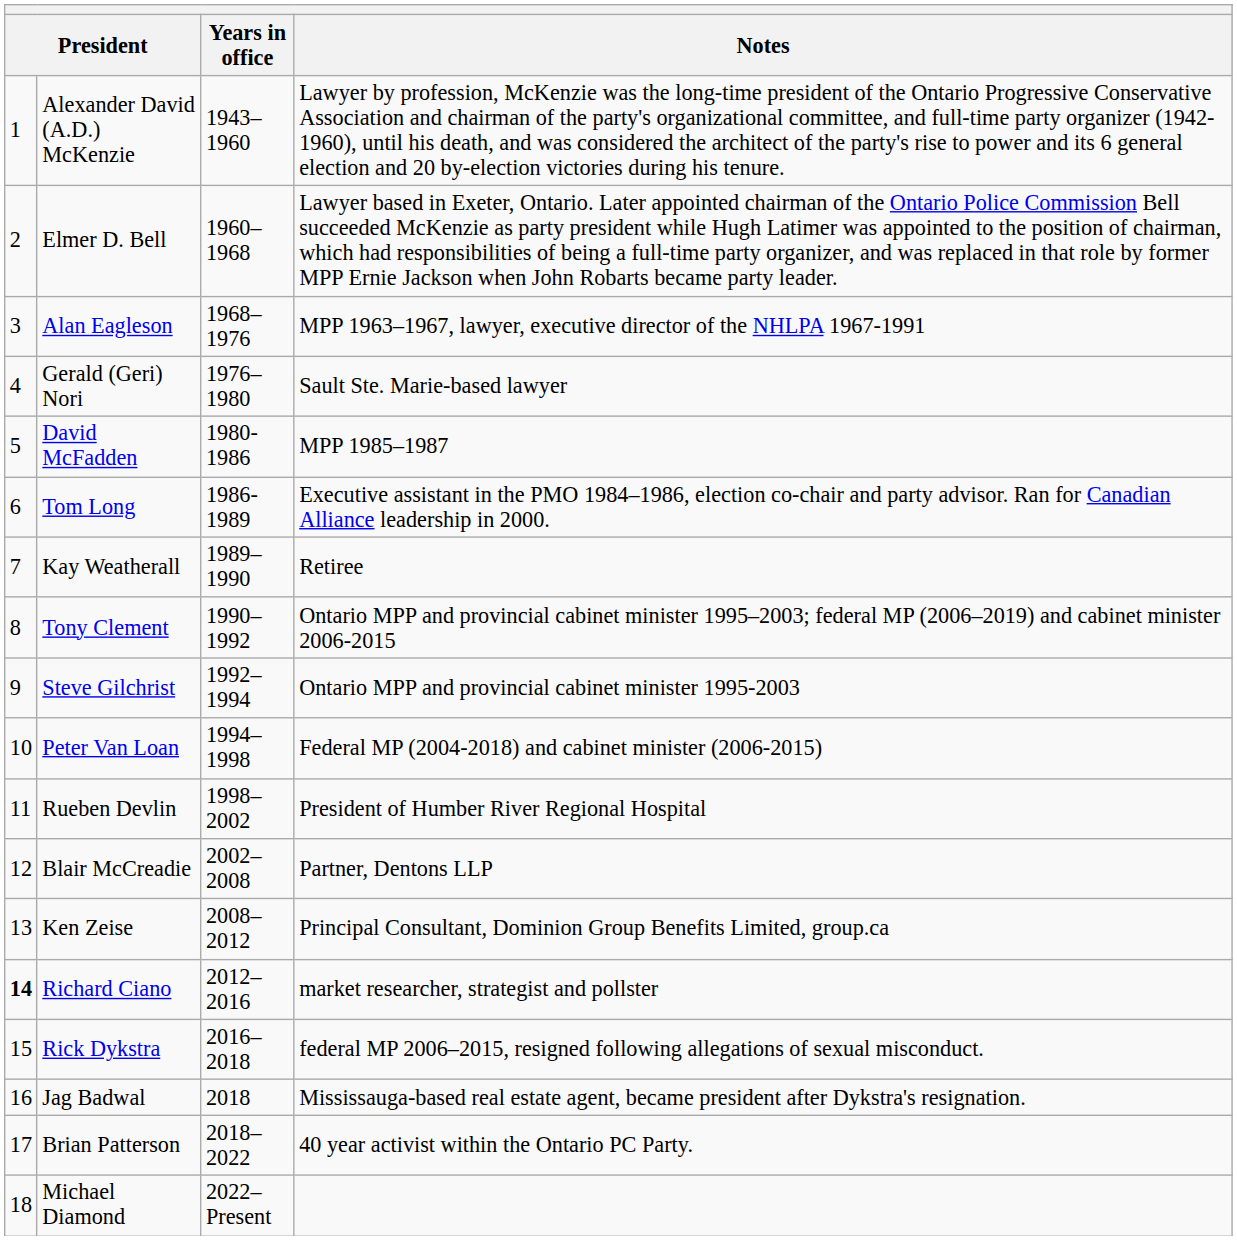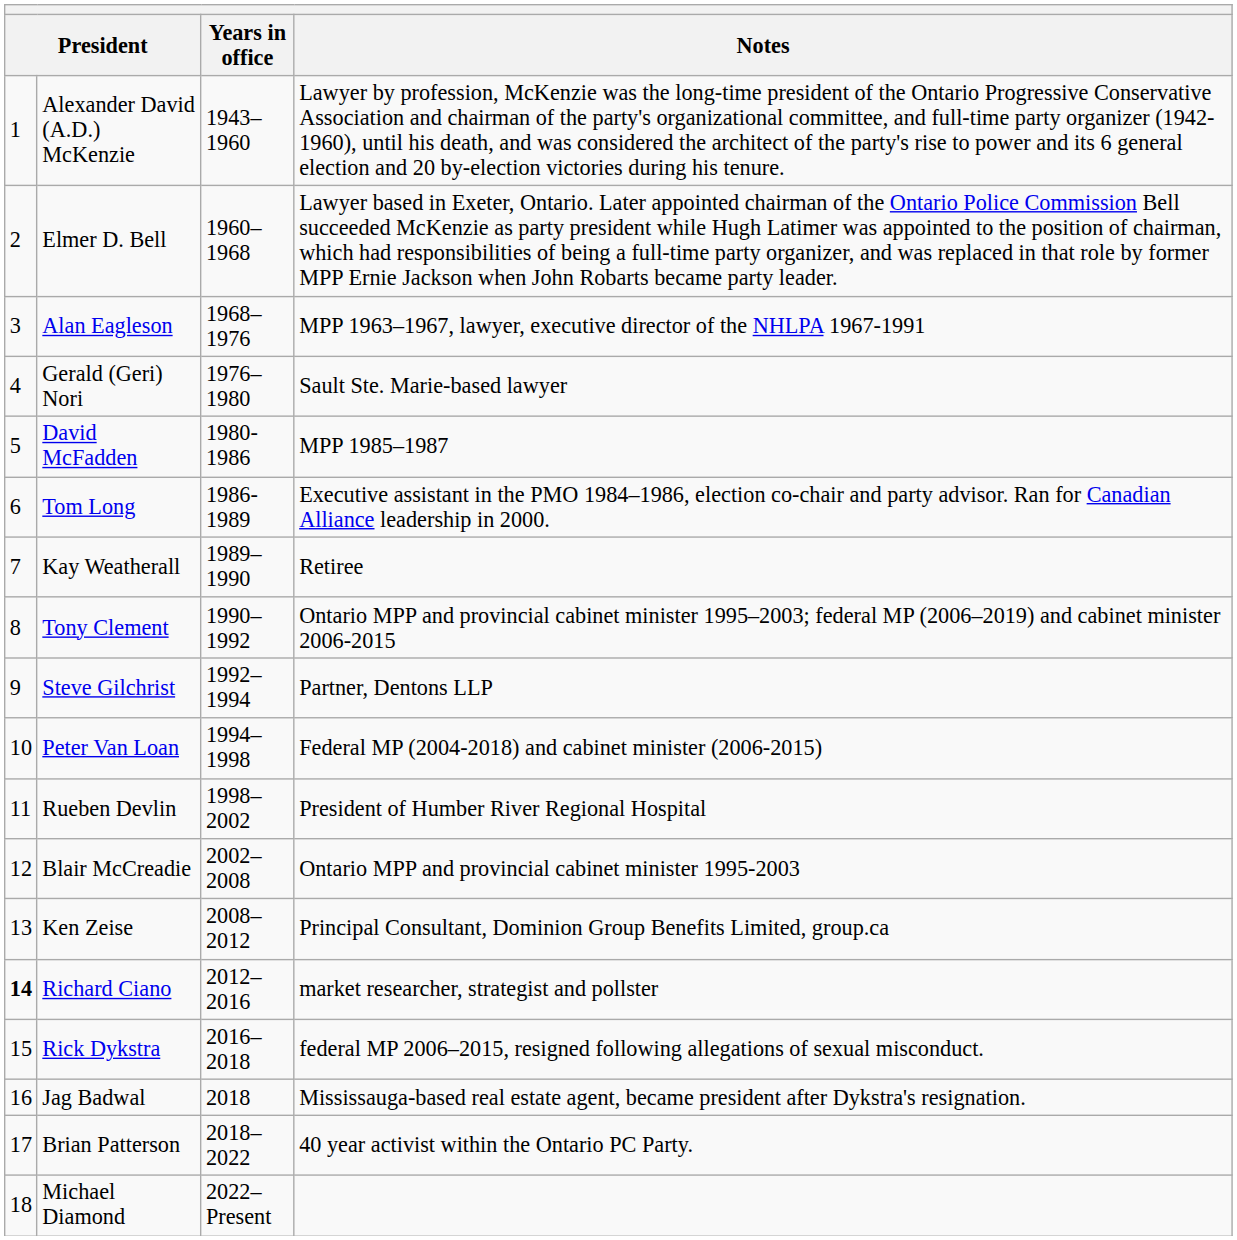(550, 687) Ontario MPP and provincial cabinet minister 1995-2003 -> (396, 687) Partner, Dentons LLP
(396, 868) Partner, Dentons LLP -> (550, 868) Ontario MPP and provincial cabinet minister 1995-2003
